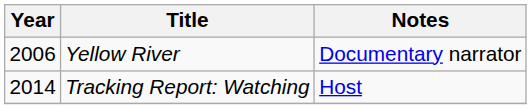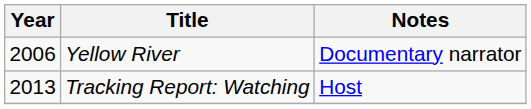(33, 86) 2014 -> (33, 86) 2013
